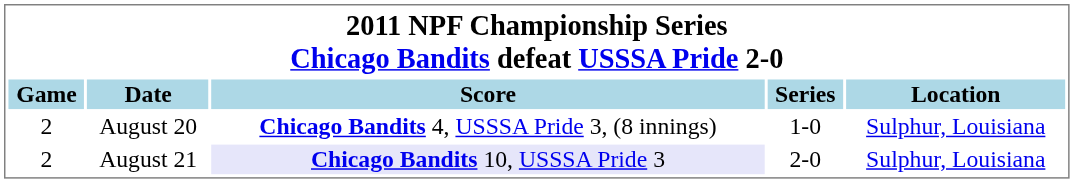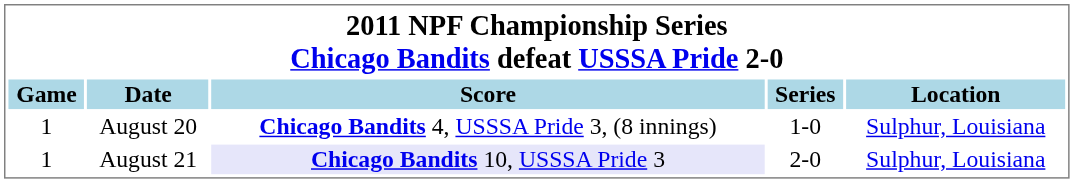(47, 126) 2 -> (47, 126) 1
(47, 159) 2 -> (47, 159) 1
